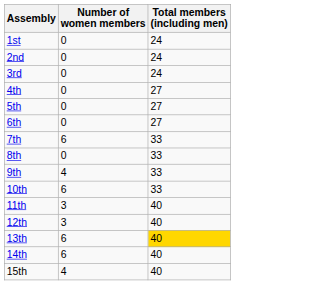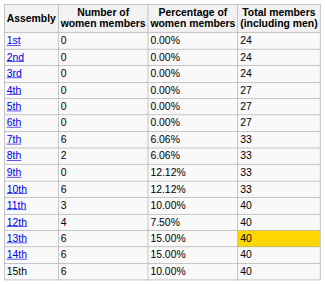+ column: (193, 18)
(64, 156) 0 -> (64, 156) 2
(64, 172) 4 -> (64, 172) 0
(64, 222) 3 -> (64, 222) 4
(64, 271) 4 -> (64, 271) 6
